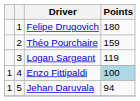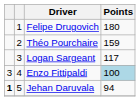(111, 57) 119 -> (111, 57) 117
(9, 72) 1 -> (9, 72) 3
(9, 88) normal -> (9, 88) bold
